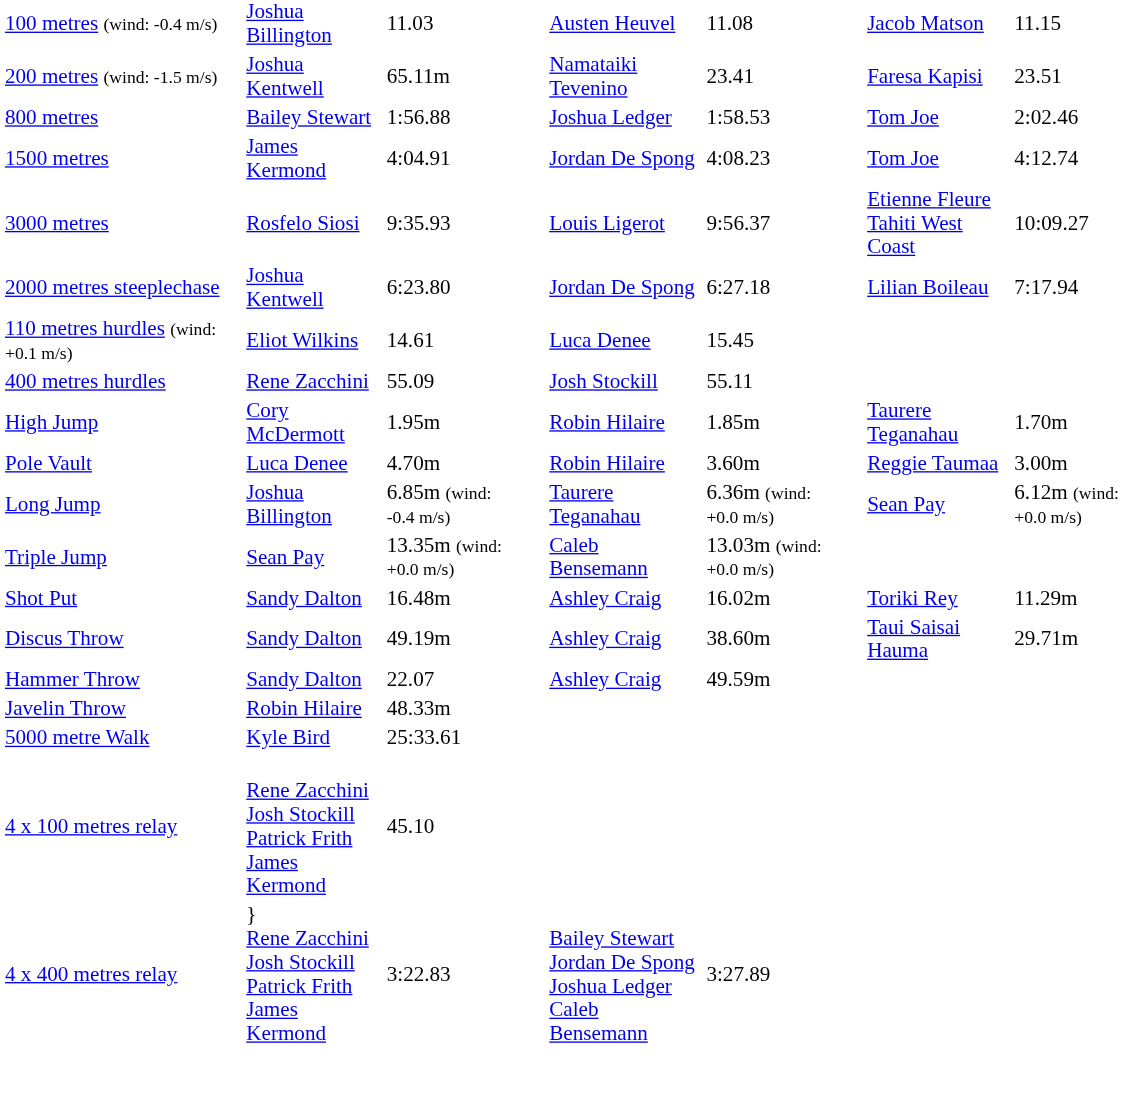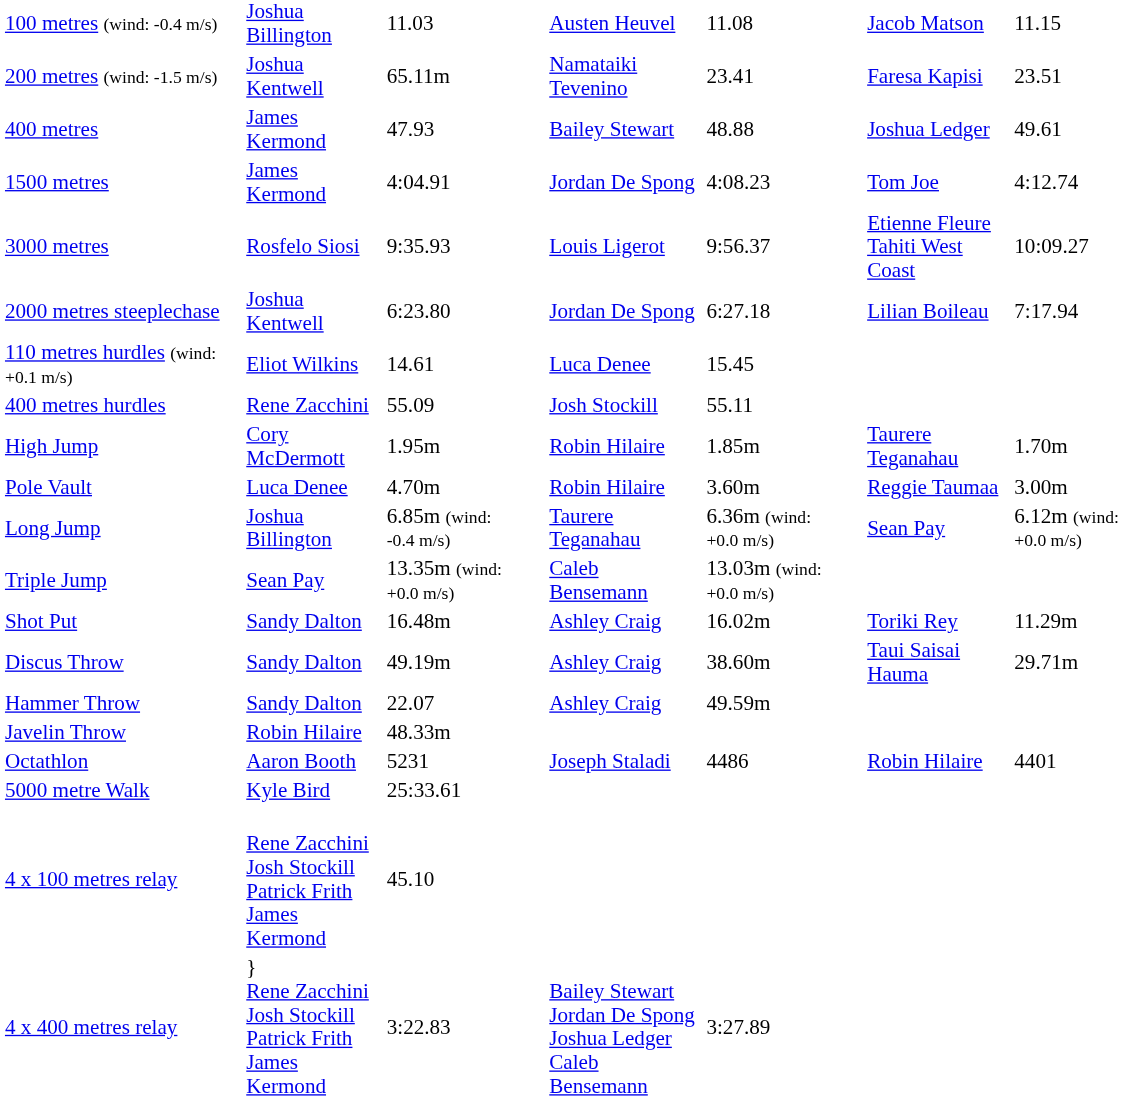+ row: (52, 129)
- row: (52, 117)
+ row: (47, 761)
